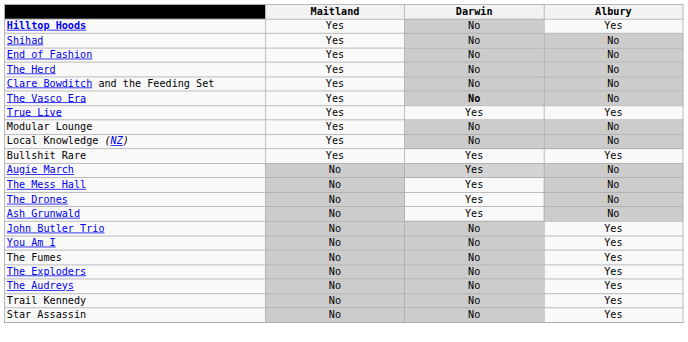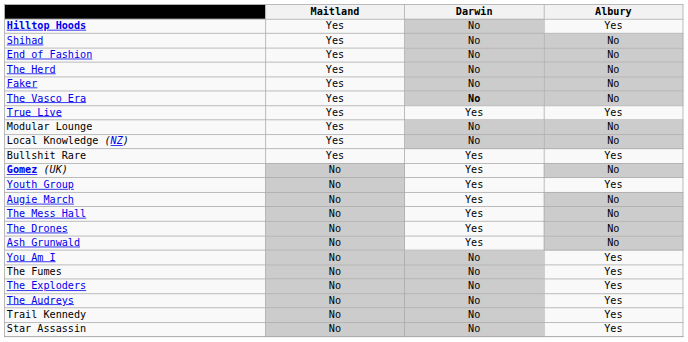+ row: (22, 83)
- row: (111, 83)
+ row: (37, 170)
+ row: (40, 185)
(474, 170) lightgrey background -> (474, 199) no background
- row: (56, 228)
